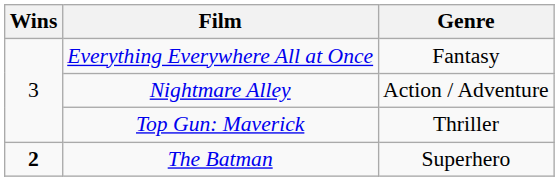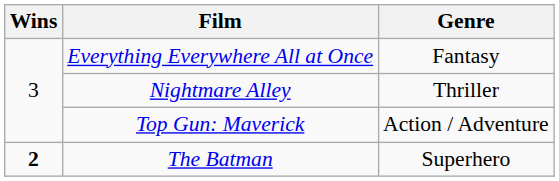(466, 90) Action / Adventure -> (466, 90) Thriller
(466, 124) Thriller -> (466, 124) Action / Adventure
